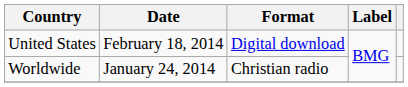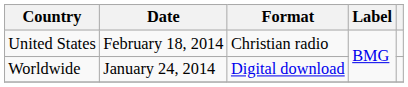(288, 43) Digital download -> (280, 43) Christian radio
(280, 69) Christian radio -> (288, 69) Digital download
